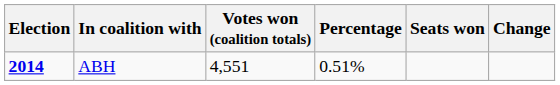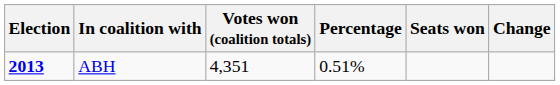(26, 66) 2014 -> (26, 66) 2013
(229, 66) 4,551 -> (229, 66) 4,351
